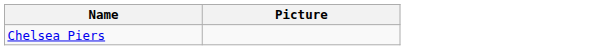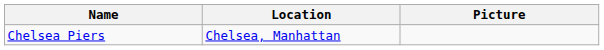+ column: (301, 15)
